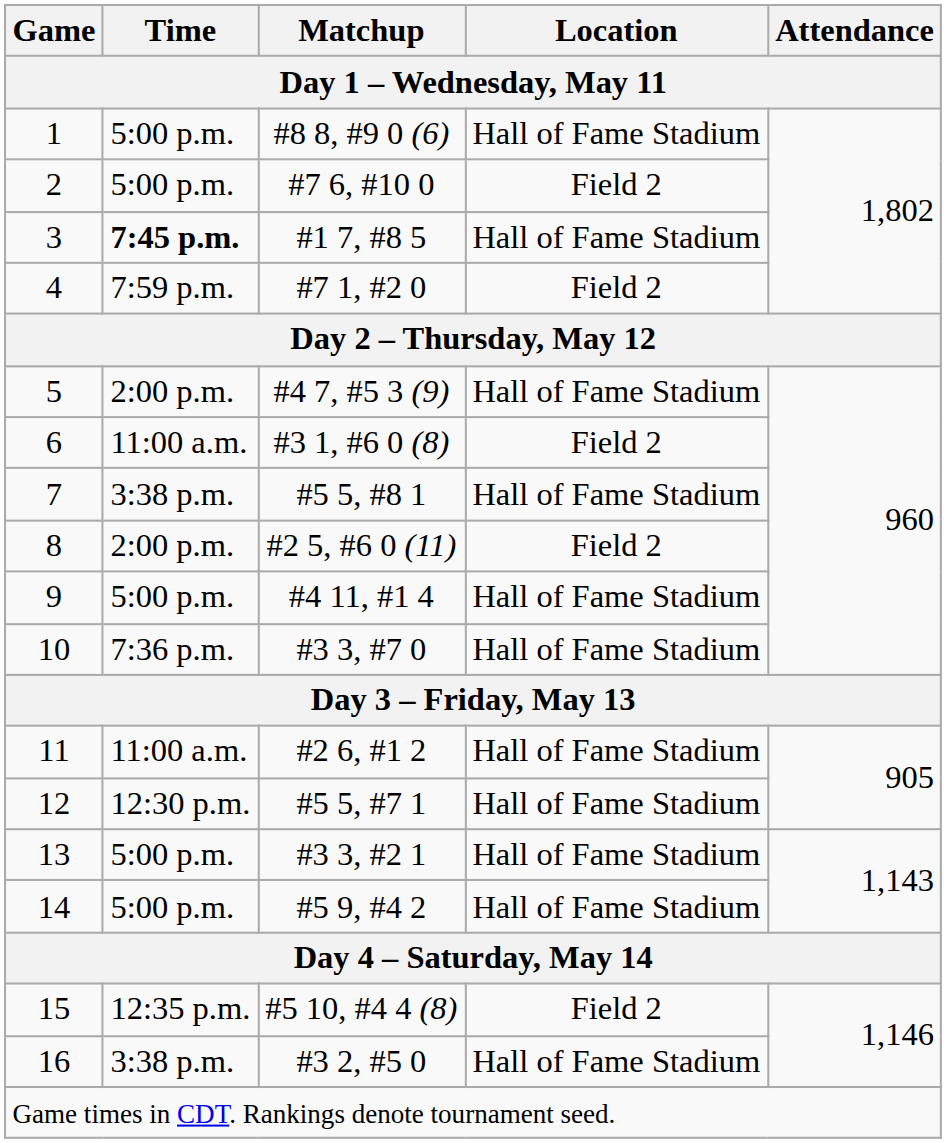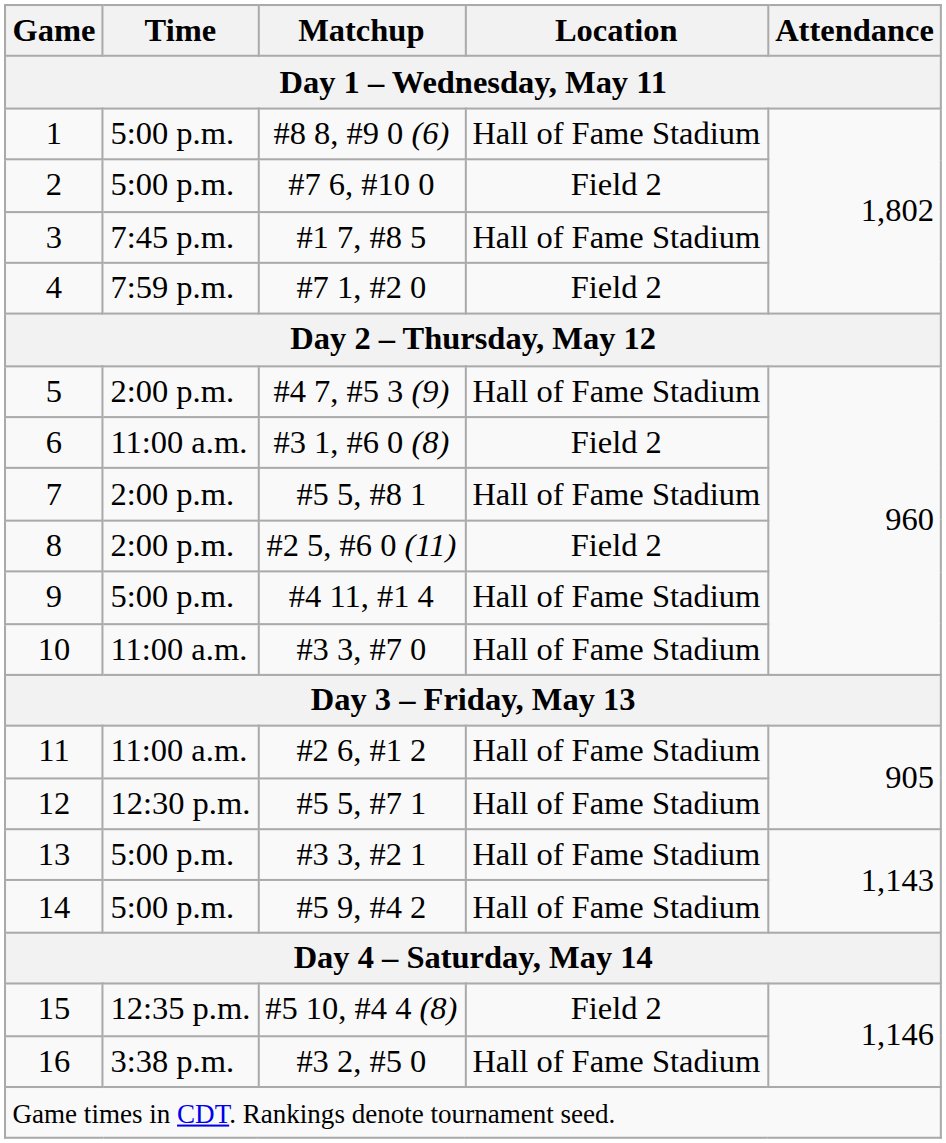(175, 236) bold -> (172, 236) normal
(172, 493) 3:38 p.m. -> (172, 493) 2:00 p.m.
(172, 648) 7:36 p.m. -> (179, 648) 11:00 a.m.
